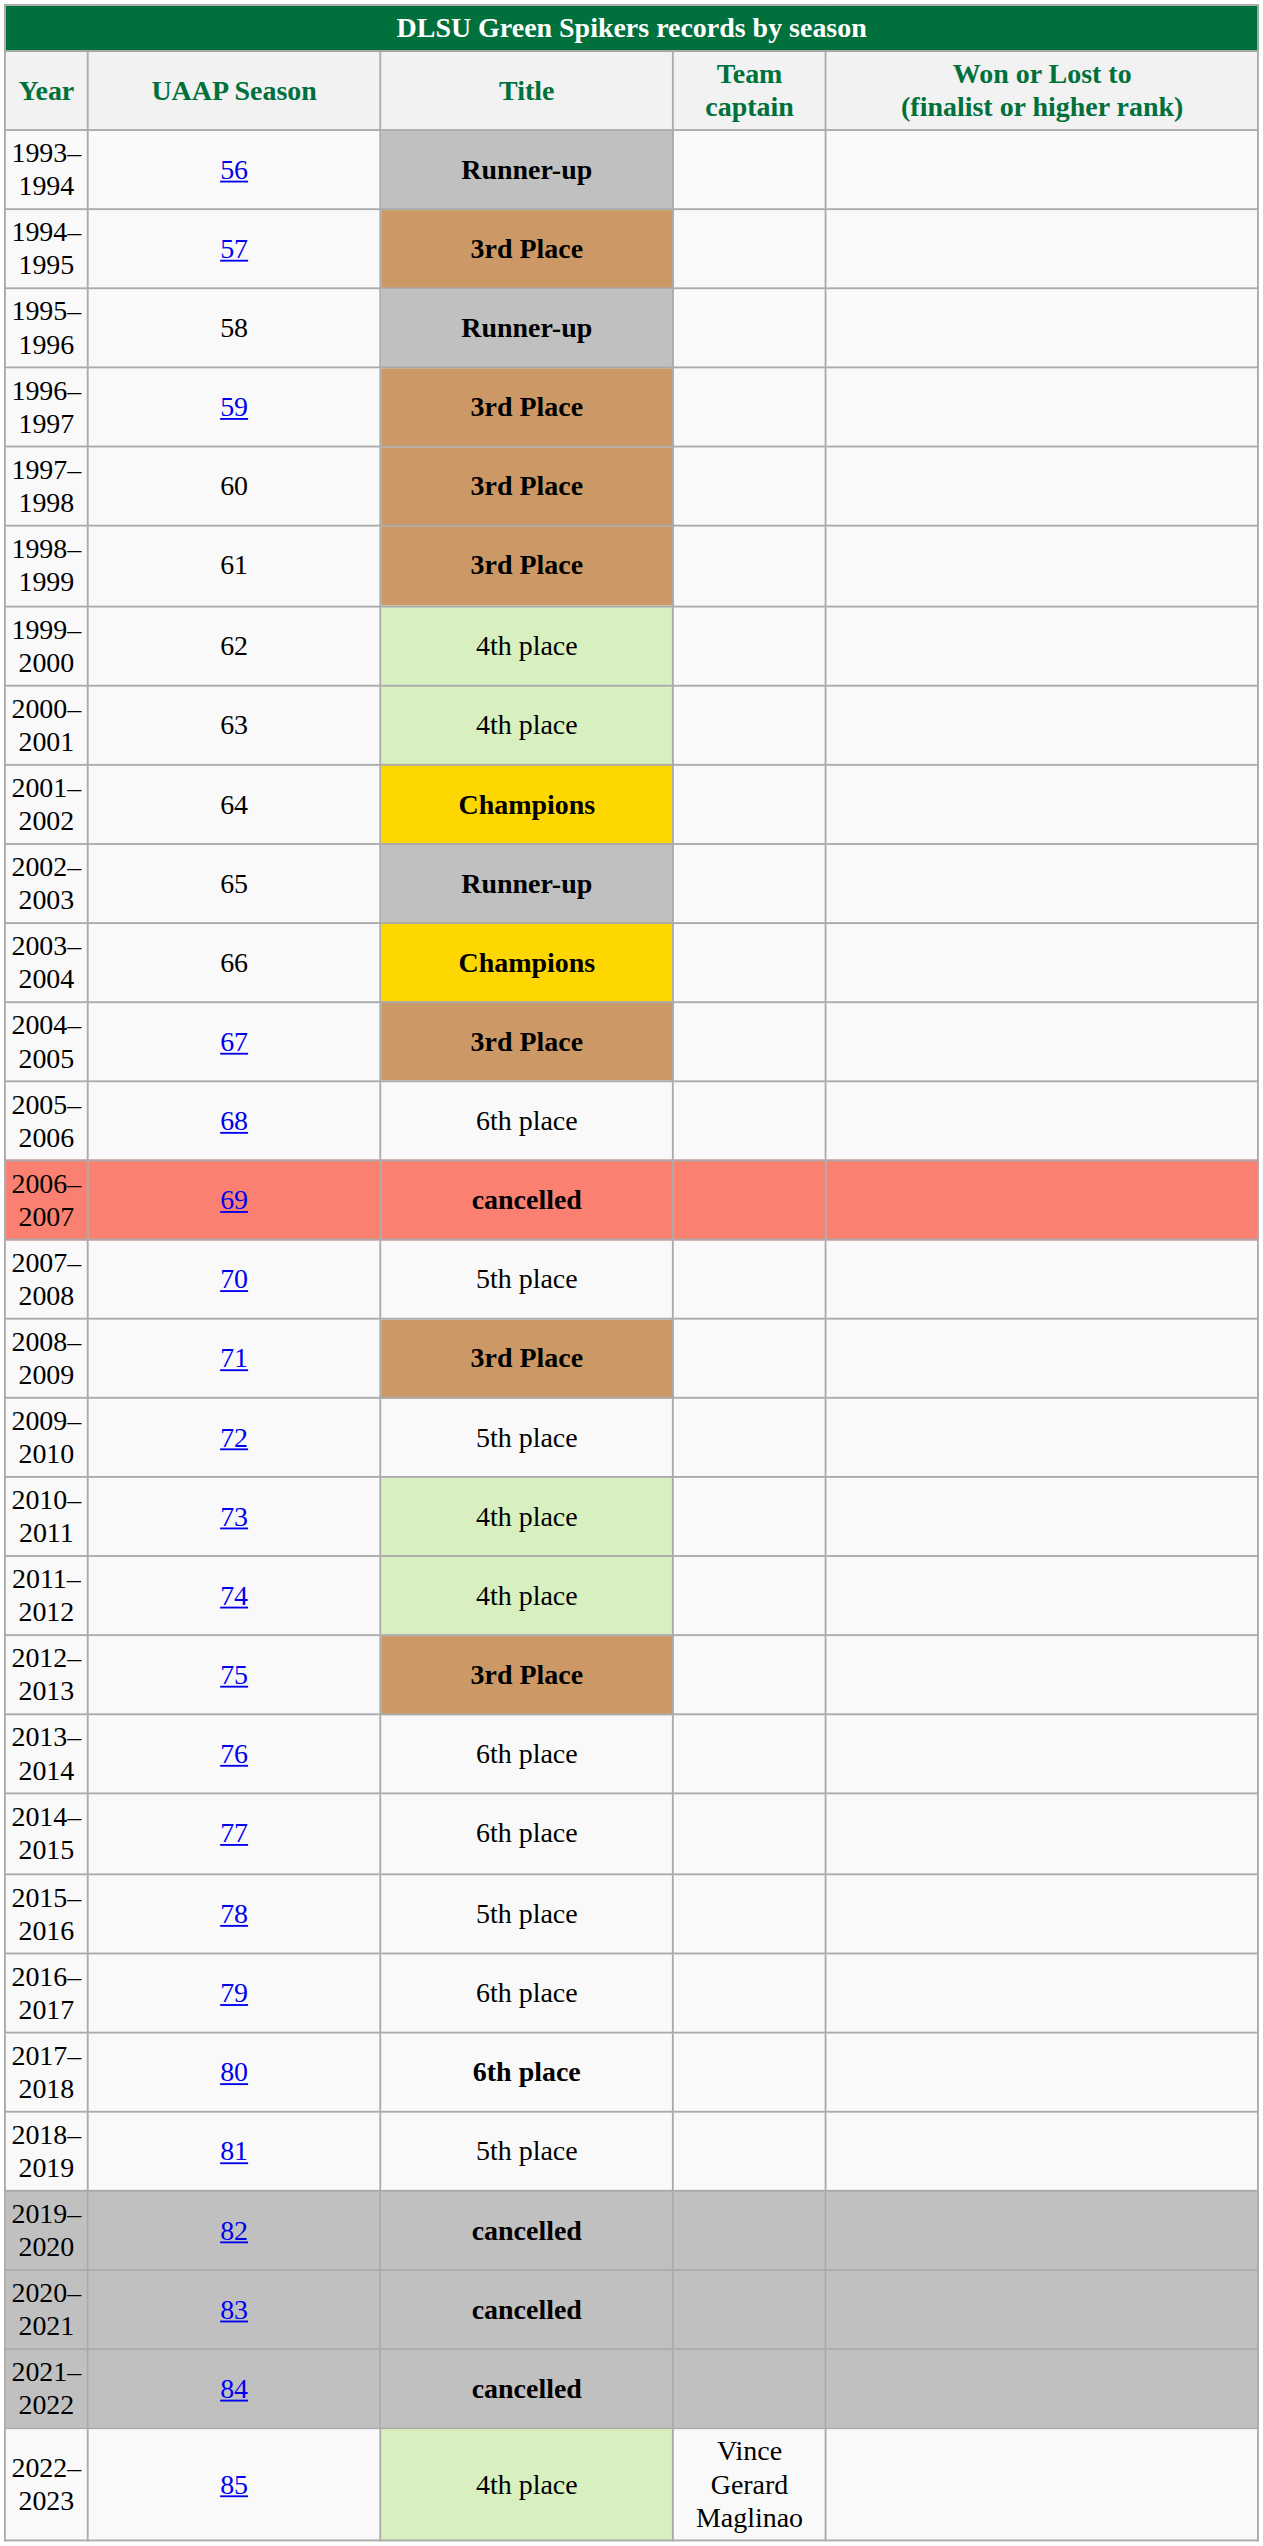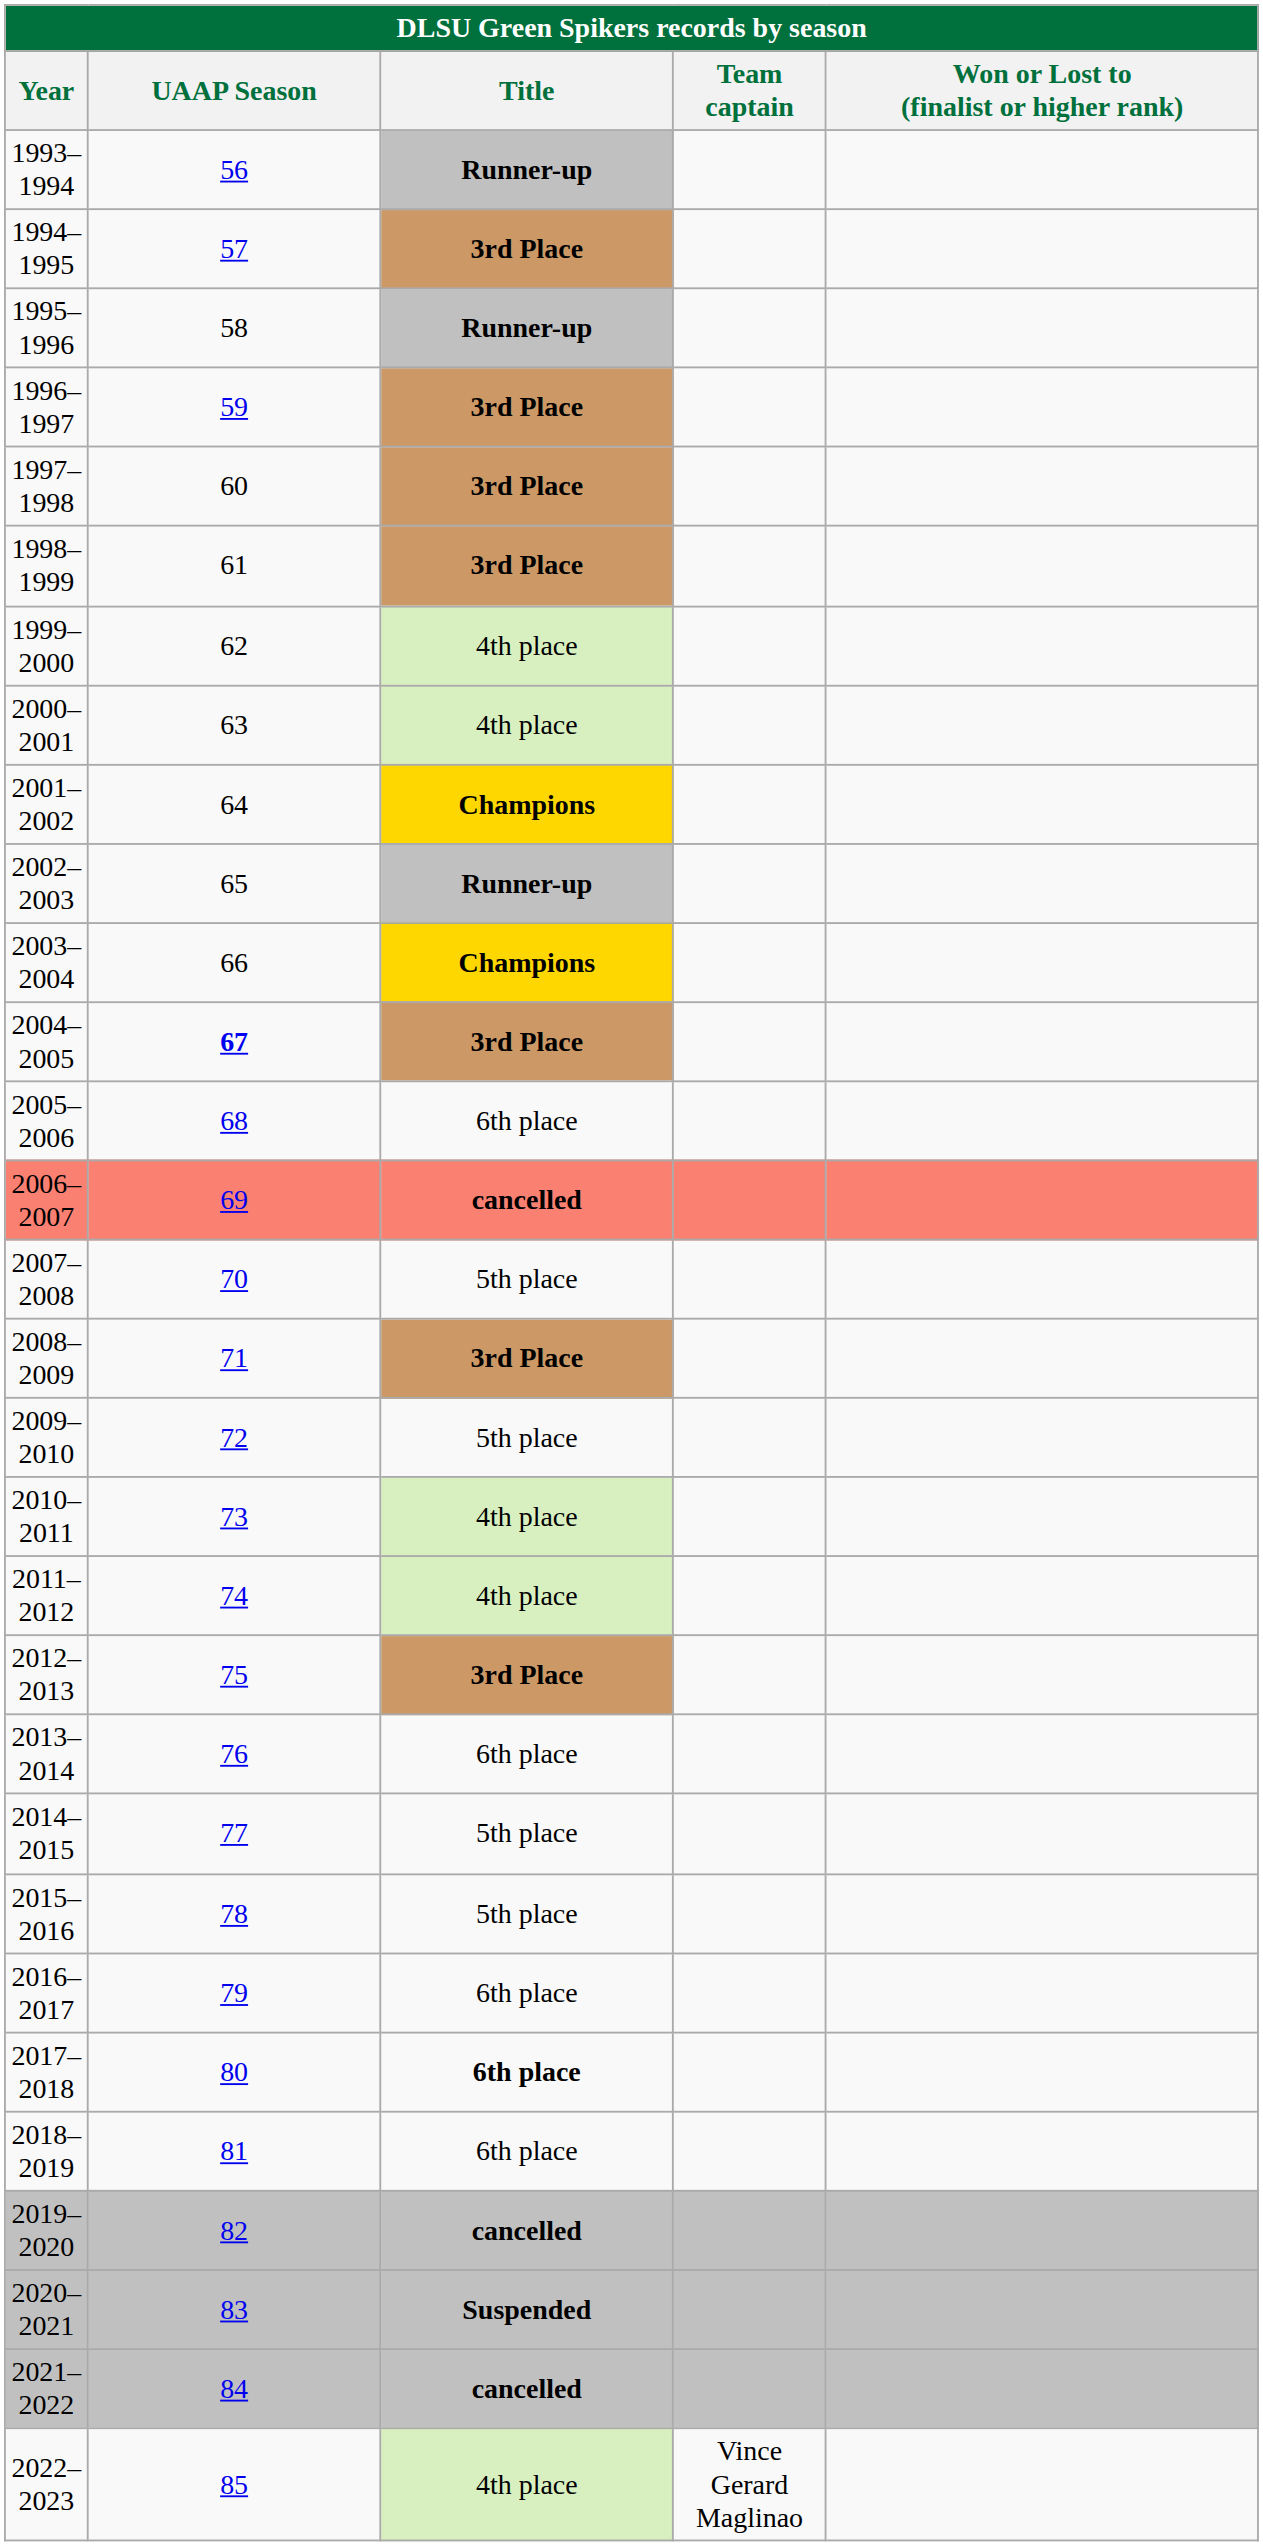(234, 1041) normal -> (234, 1041) bold
(527, 1833) 6th place -> (527, 1833) 5th place
(527, 2150) 5th place -> (527, 2150) 6th place
(527, 2309) cancelled -> (527, 2309) Suspended
